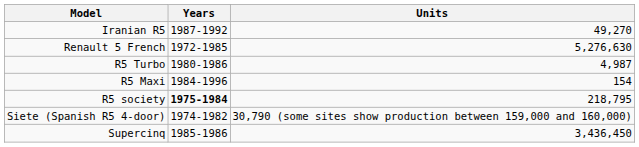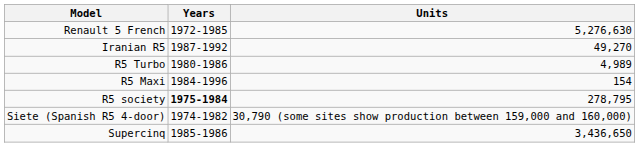rows swapped: (115, 47) <-> (134, 30)
(616, 64) 4,987 -> (616, 64) 4,989
(610, 99) 218,795 -> (610, 99) 278,795
(603, 133) 3,436,450 -> (603, 133) 3,436,650
